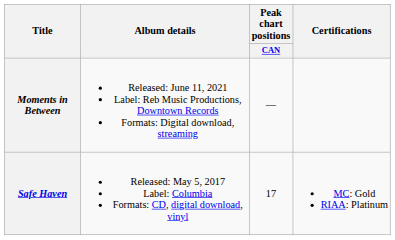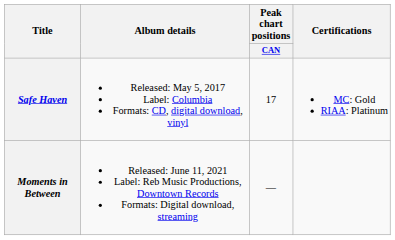rows swapped: (43, 193) <-> (43, 105)
